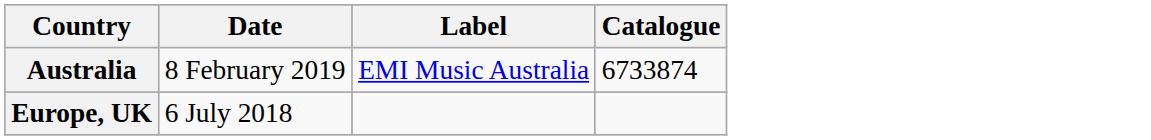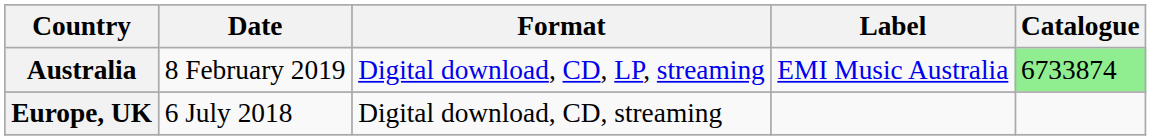+ column: (561, 26)
(650, 69) no background -> (1069, 69) lightgreen background
